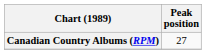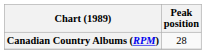(181, 40) 27 -> (181, 40) 28
